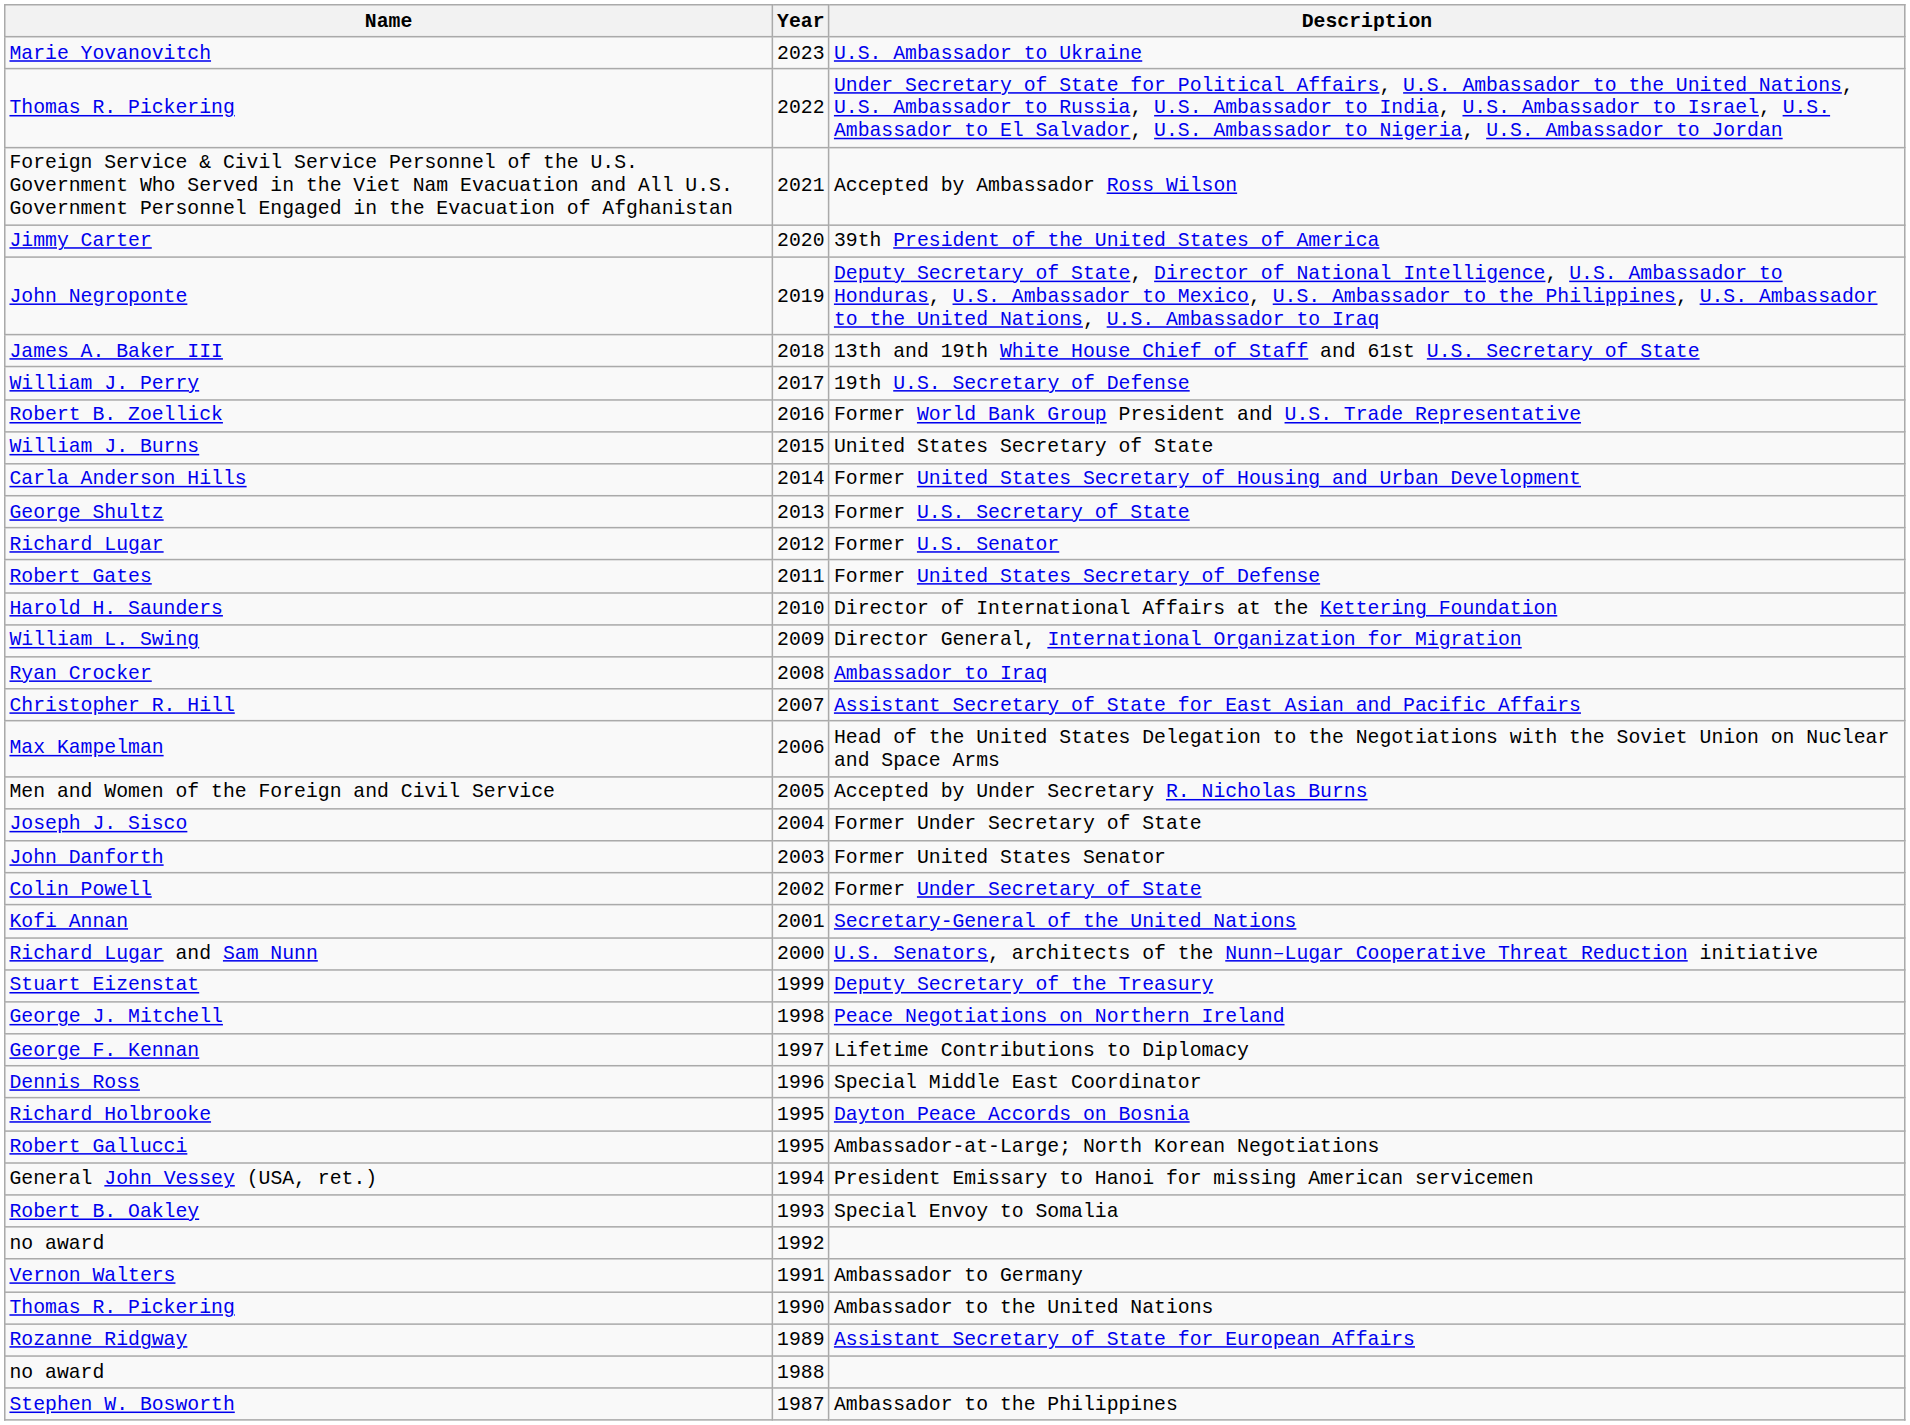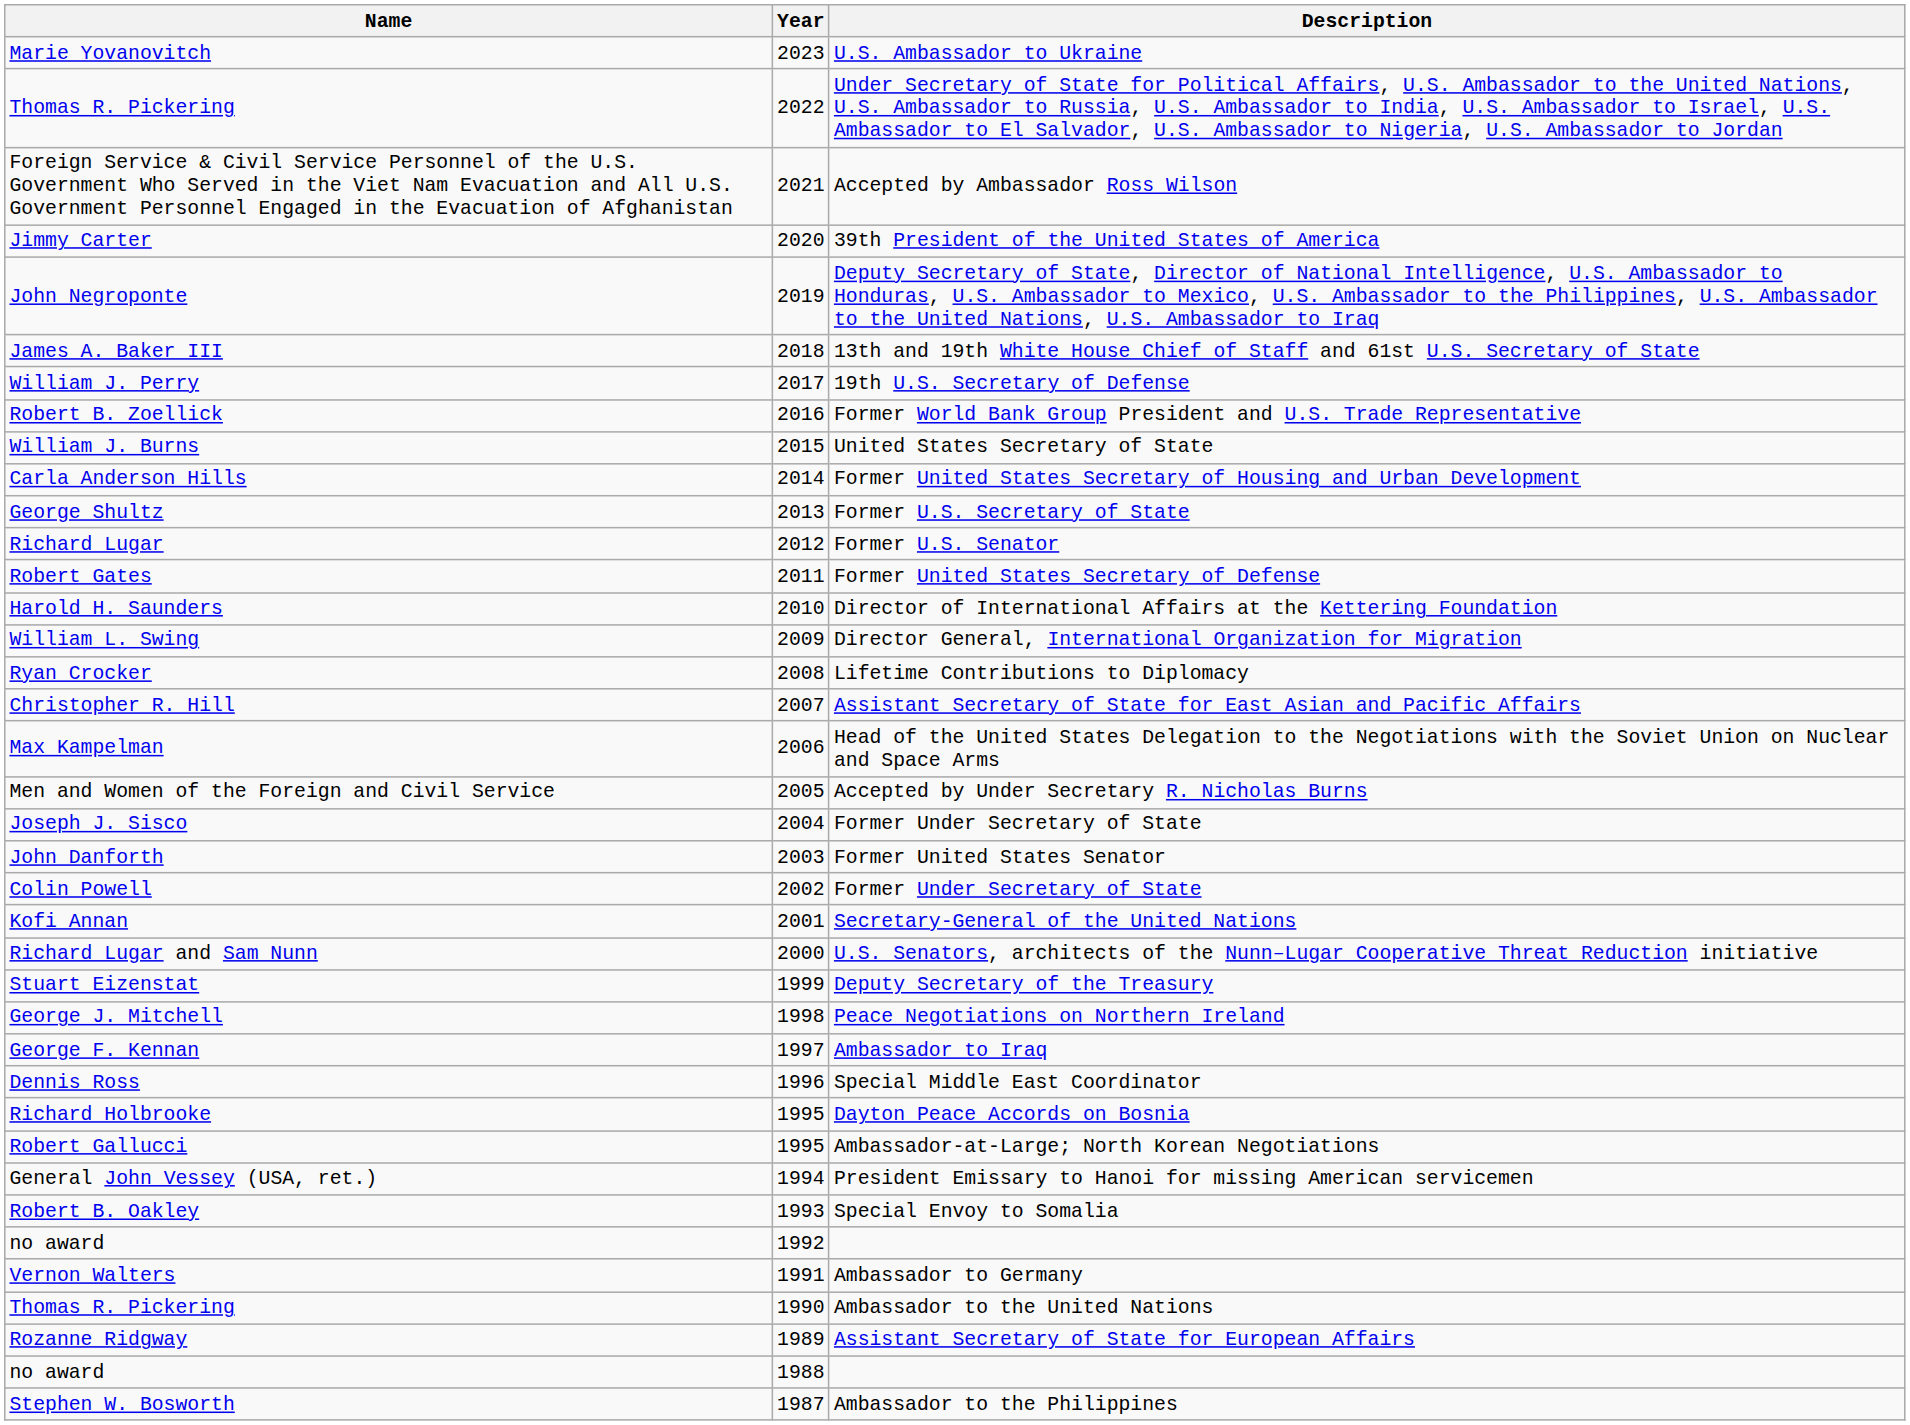(941, 673) Ambassador to Iraq -> (1041, 673) Lifetime Contributions to Diplomacy
(1041, 1050) Lifetime Contributions to Diplomacy -> (941, 1050) Ambassador to Iraq
